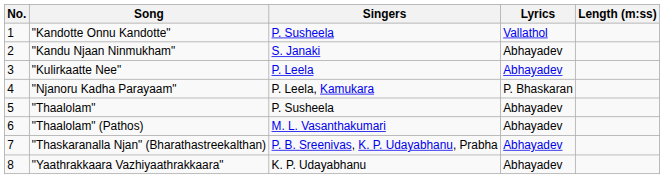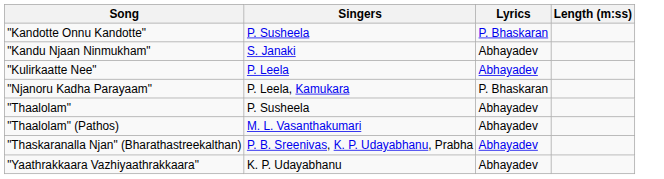- column: (17, 14)
(525, 33) Vallathol -> (513, 33) P. Bhaskaran
